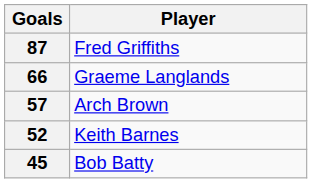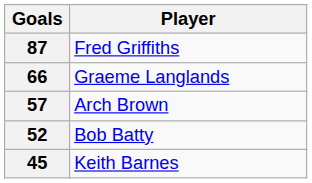(126, 134) Keith Barnes -> (114, 134) Bob Batty
(114, 163) Bob Batty -> (126, 163) Keith Barnes
